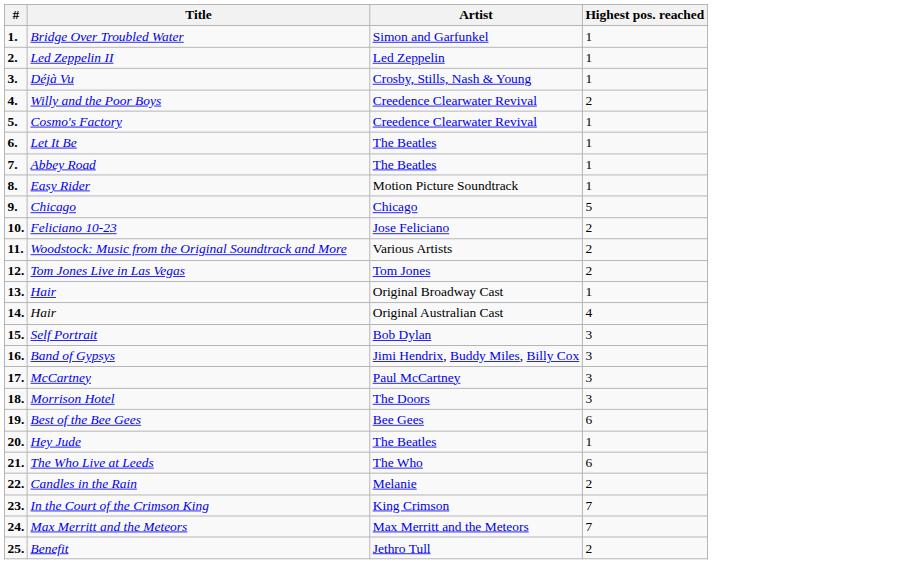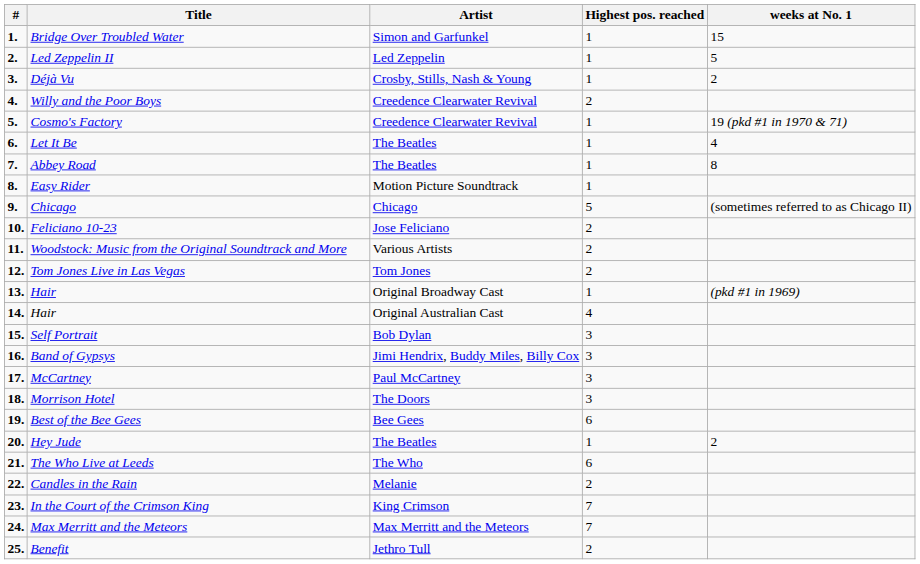+ column: (811, 15)
